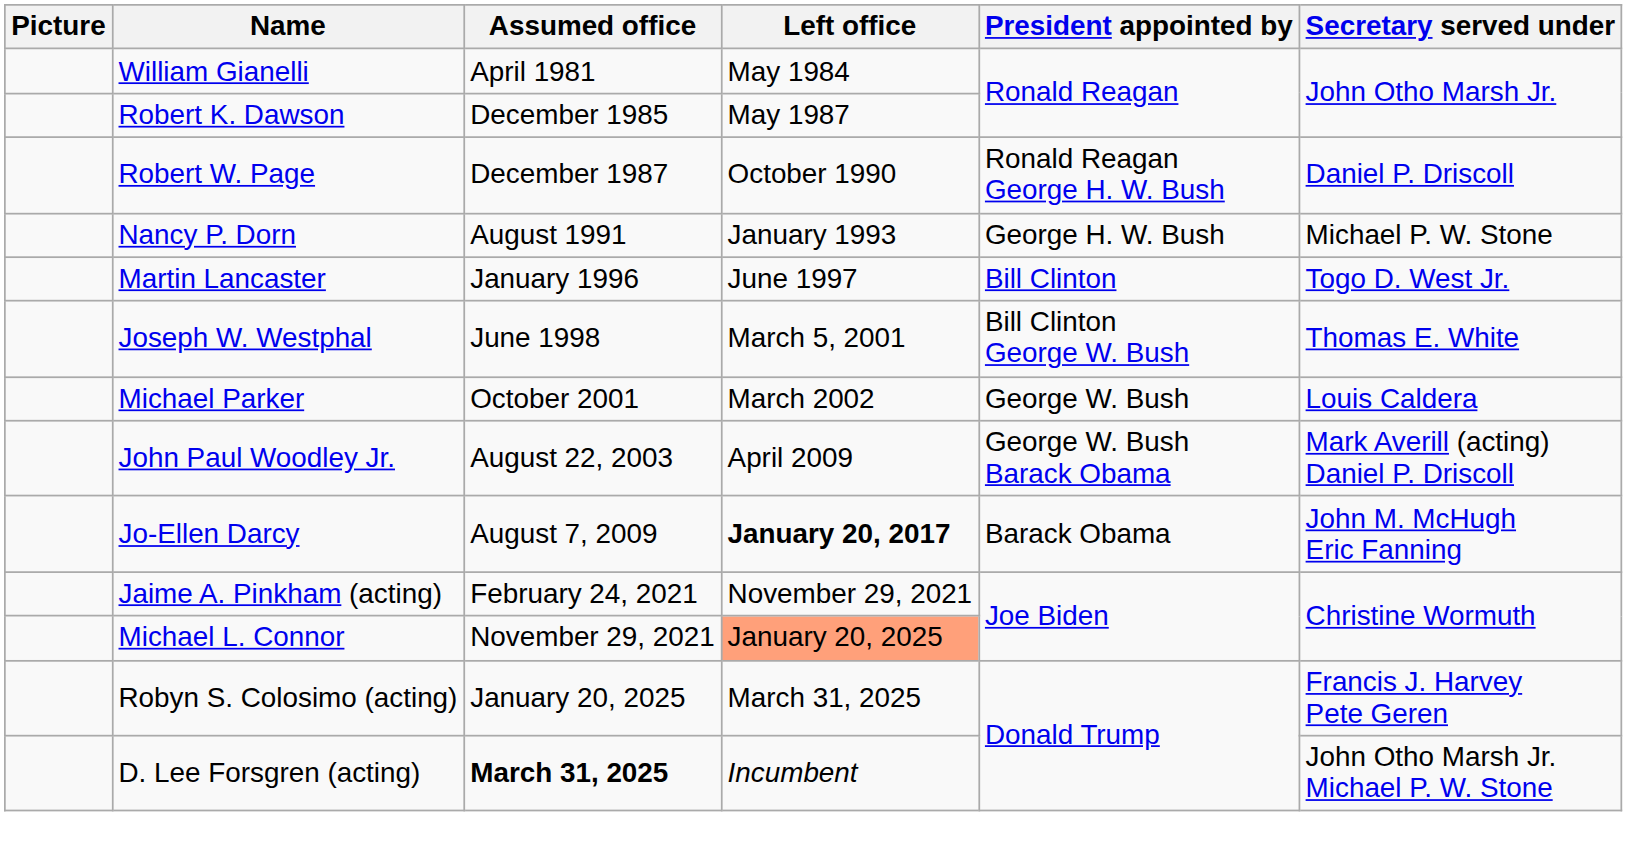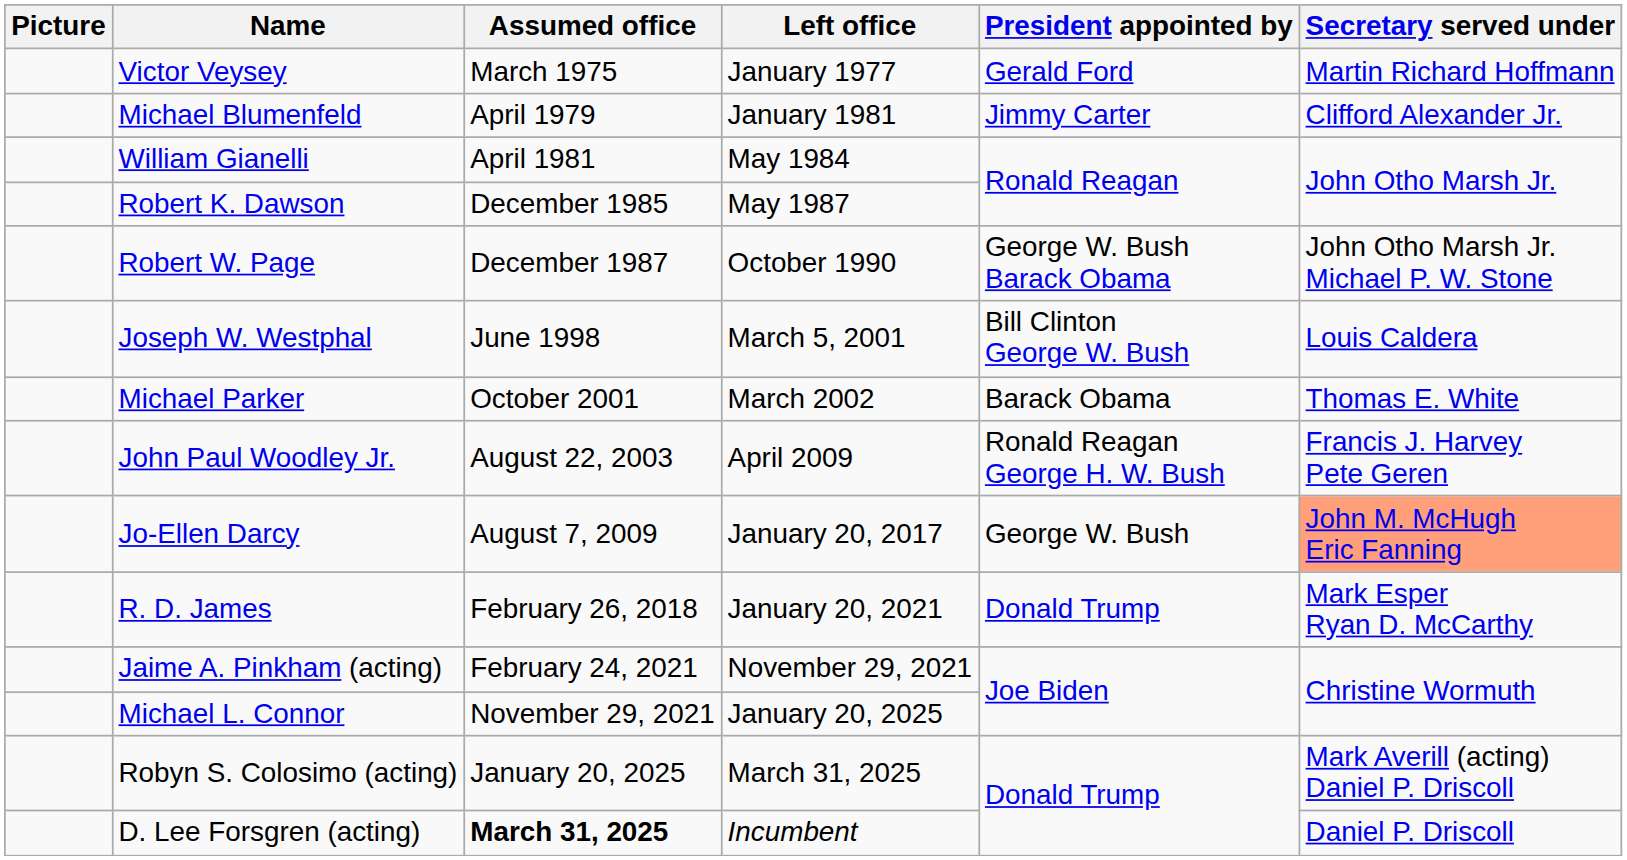+ row: (203, 70)
+ row: (240, 114)
(1105, 174) Ronald Reagan George H. W. Bush -> (1087, 262) George W. Bush Barack Obama
(1410, 174) Daniel P. Driscoll -> (1431, 262) John Otho Marsh Jr. Michael P. W. Stone
- row: (207, 234)
- row: (222, 278)
(1412, 338) Thomas E. White -> (1392, 338) Louis Caldera
(1087, 398) George W. Bush -> (1078, 398) Barack Obama
(1392, 398) Louis Caldera -> (1412, 398) Thomas E. White
(1087, 458) George W. Bush Barack Obama -> (1105, 458) Ronald Reagan George H. W. Bush
(1428, 458) Mark Averill (acting) Daniel P. Driscoll -> (1414, 458) Francis J. Harvey Pete Geren
(839, 533) bold -> (835, 533) normal
(1078, 533) Barack Obama -> (1087, 533) George W. Bush
(1411, 533) no background -> (1411, 533) lightsalmon background
+ row: (195, 609)
(835, 637) lightsalmon background -> (835, 713) no background
(1414, 697) Francis J. Harvey Pete Geren -> (1428, 772) Mark Averill (acting) Daniel P. Driscoll
(1431, 772) John Otho Marsh Jr. Michael P. W. Stone -> (1410, 832) Daniel P. Driscoll
